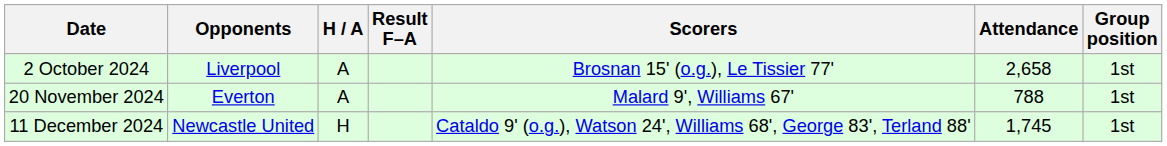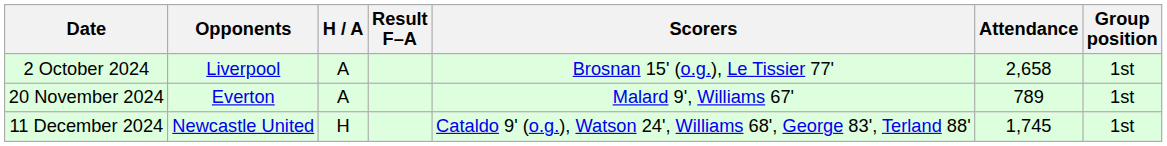(1029, 97) 788 -> (1029, 97) 789
